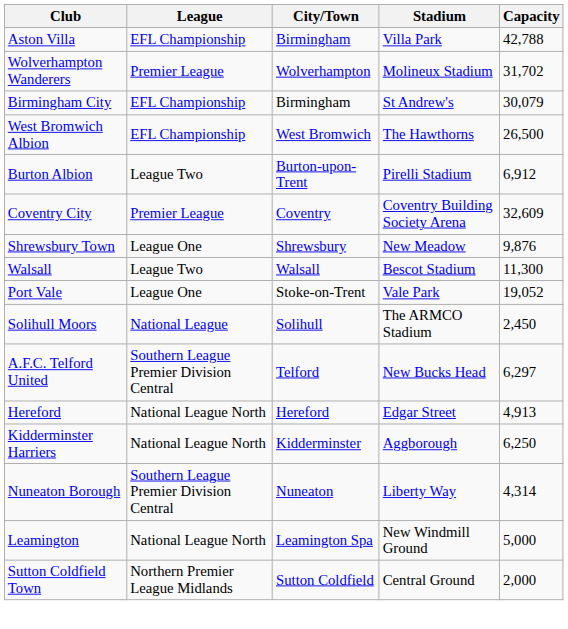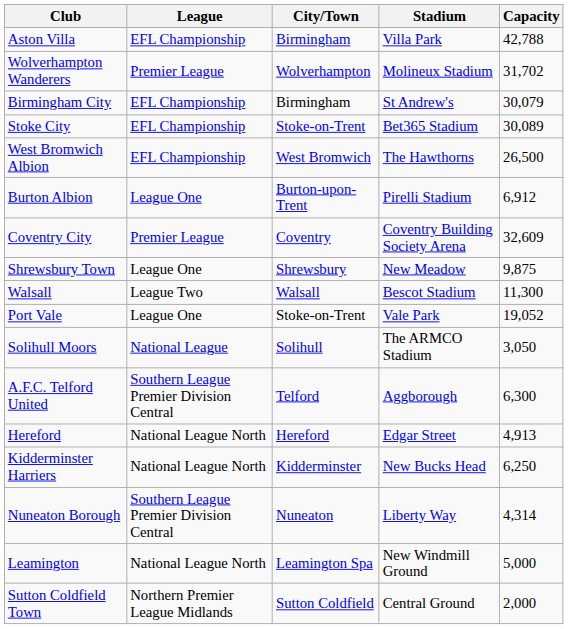+ row: (39, 126)
(167, 174) League Two -> (166, 197) League One
(520, 245) 9,876 -> (520, 269) 9,875
(520, 324) 2,450 -> (520, 347) 3,050
(434, 372) New Bucks Head -> (420, 395) Aggborough
(520, 372) 6,297 -> (520, 395) 6,300
(420, 443) Aggborough -> (434, 467) New Bucks Head
